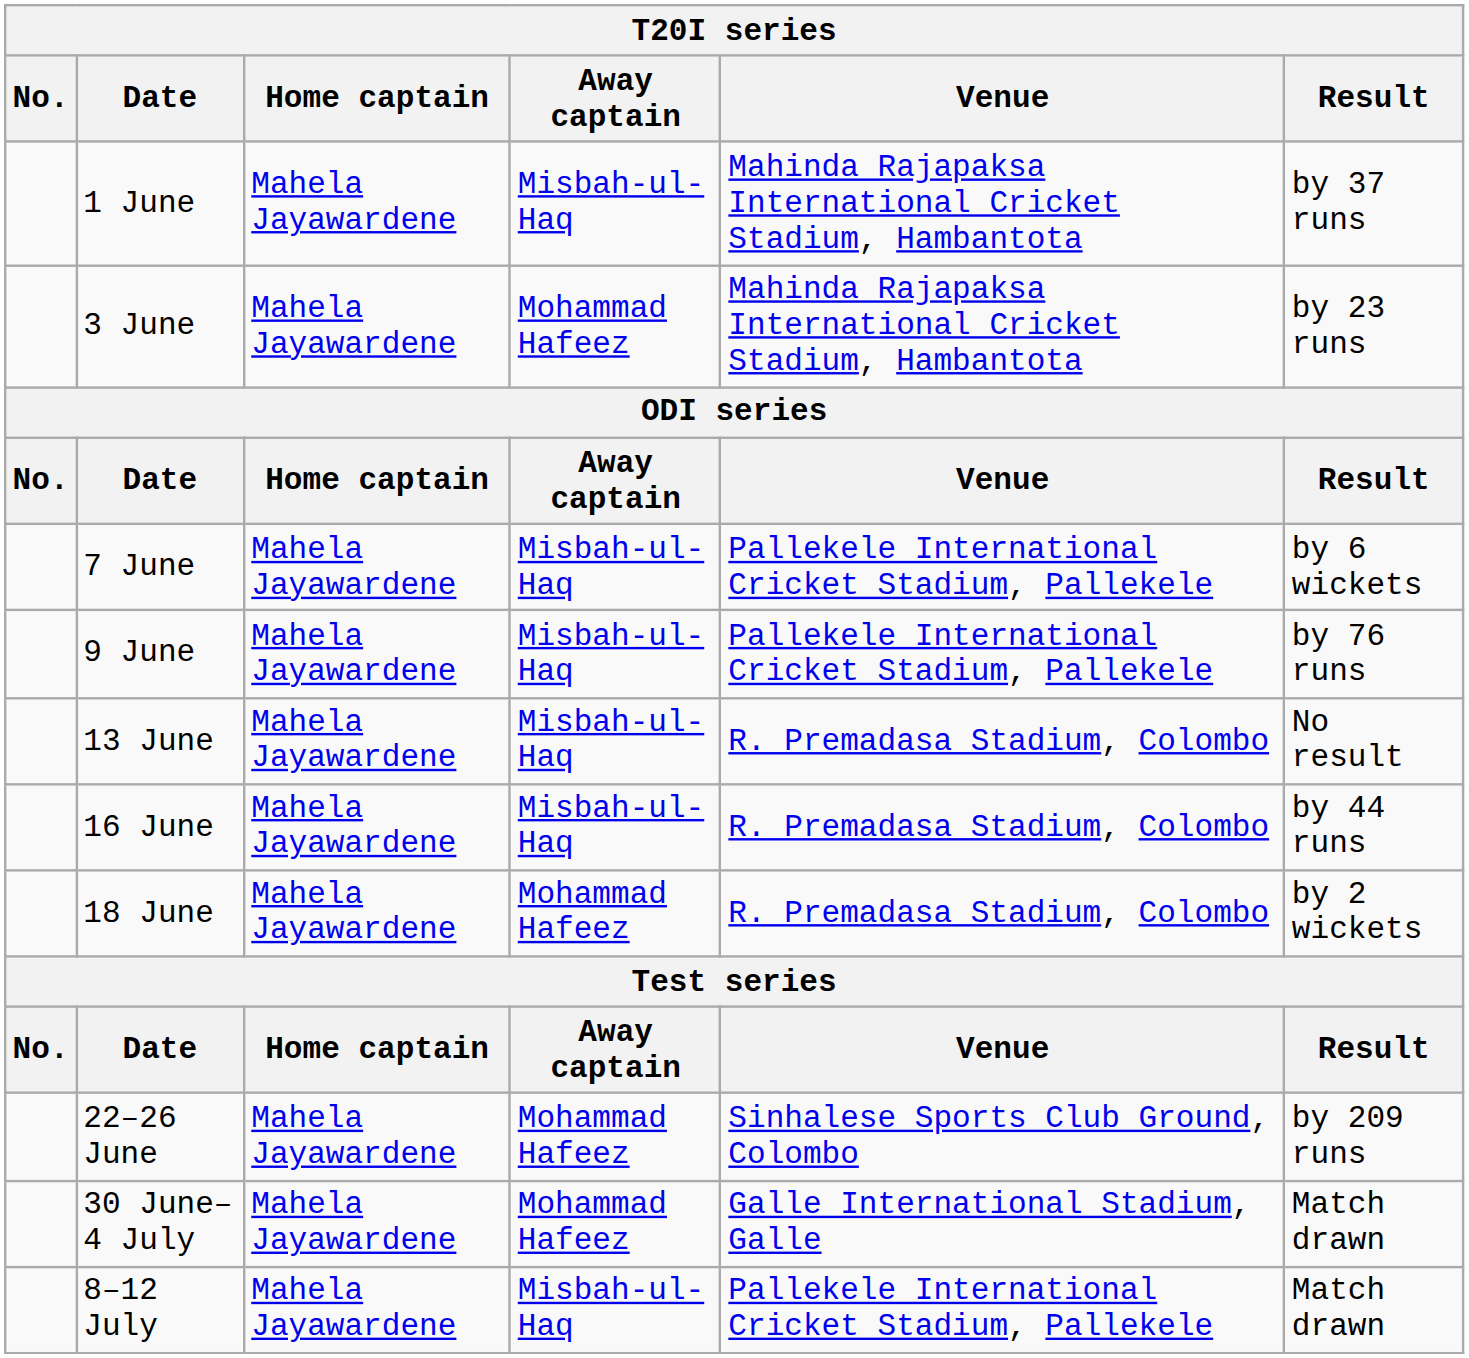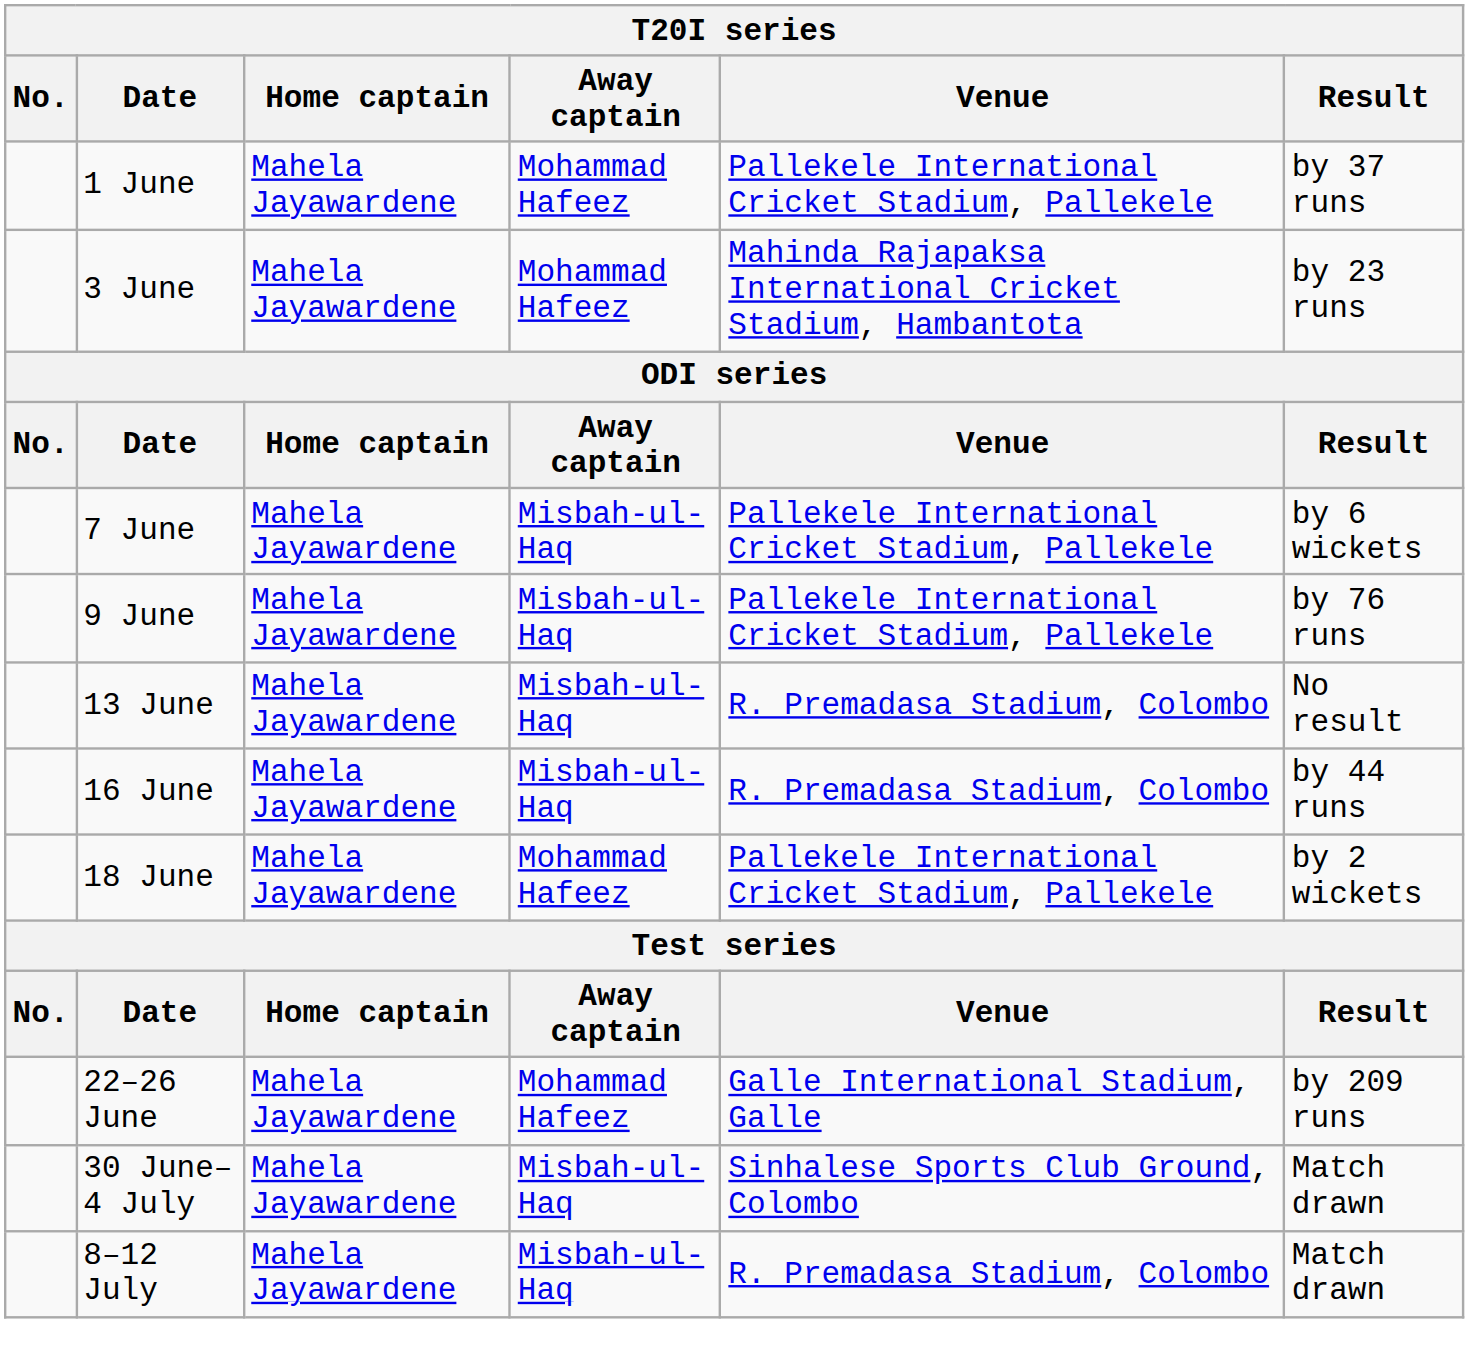(611, 203) Misbah-ul-Haq -> (592, 186) Mohammad Hafeez
(924, 203) Mahinda Rajapaksa International Cricket Stadium, Hambantota -> (971, 186) Pallekele International Cricket Stadium, Pallekele
(999, 913) R. Premadasa Stadium, Colombo -> (971, 877) Pallekele International Cricket Stadium, Pallekele
(999, 1137) Sinhalese Sports Club Ground, Colombo -> (989, 1101) Galle International Stadium, Galle
(592, 1223) Mohammad Hafeez -> (611, 1188) Misbah-ul-Haq
(989, 1223) Galle International Stadium, Galle -> (999, 1188) Sinhalese Sports Club Ground, Colombo
(971, 1310) Pallekele International Cricket Stadium, Pallekele -> (999, 1274) R. Premadasa Stadium, Colombo
